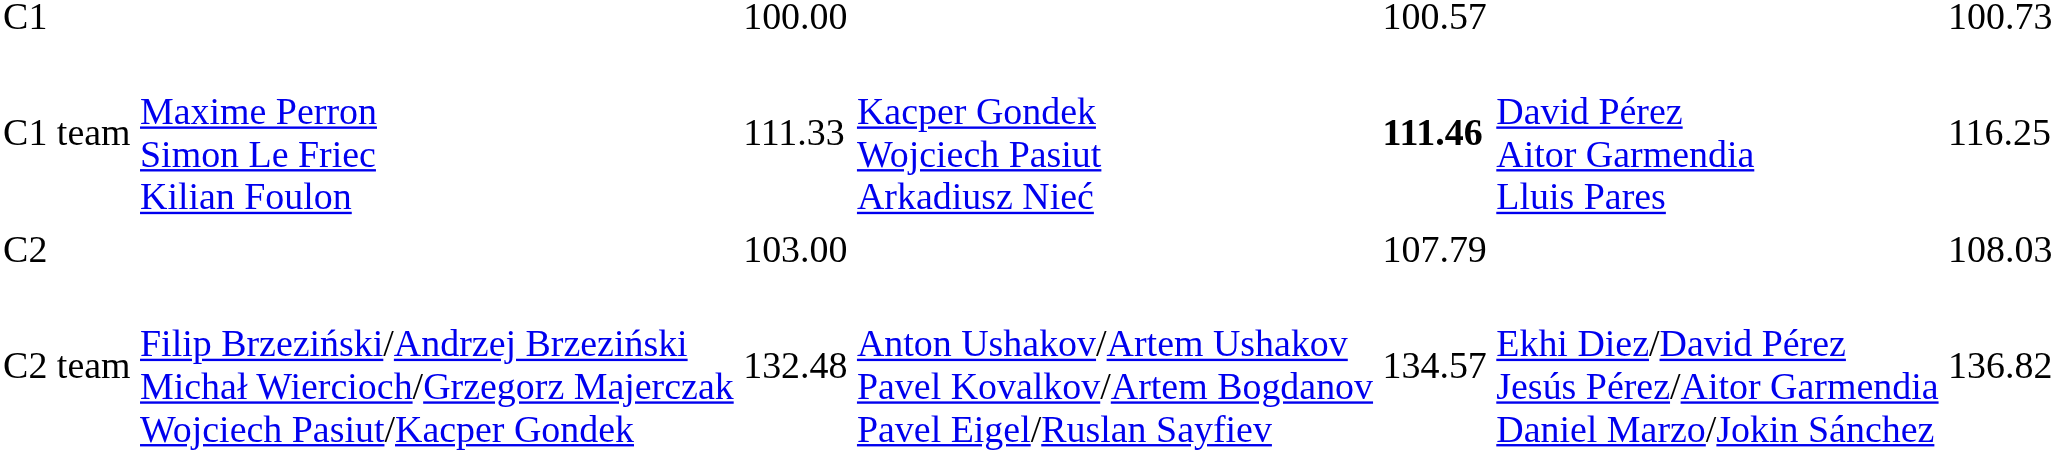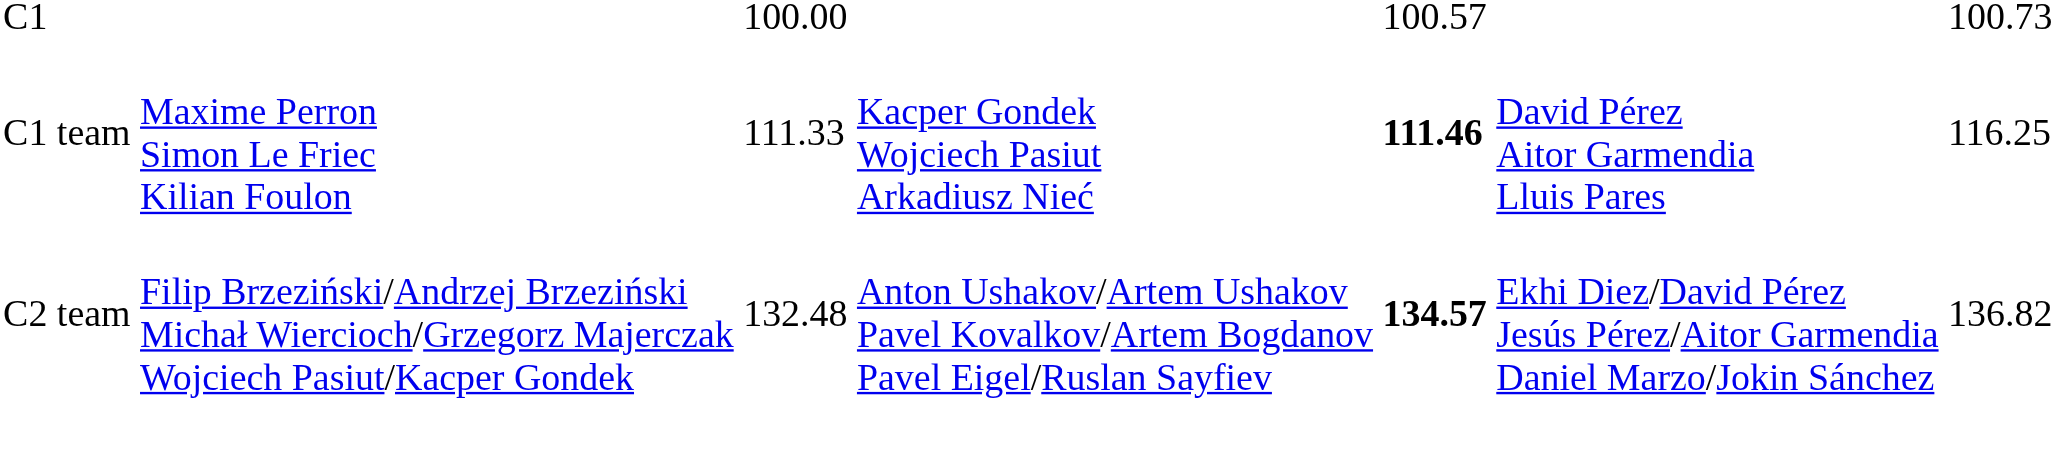- row: (25, 249)
(1435, 365) normal -> (1435, 313) bold
